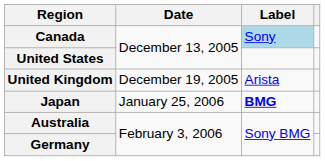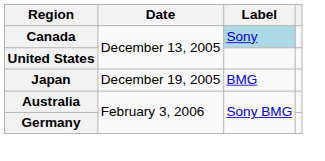- row: (60, 79)
(171, 101) January 25, 2006 -> (160, 79) December 19, 2005
(260, 101) bold -> (242, 79) normal
